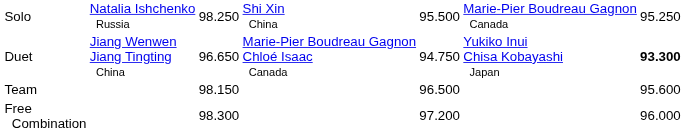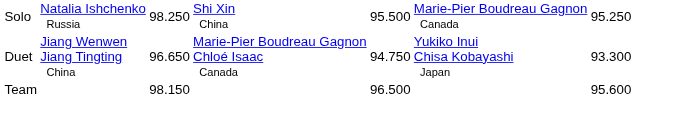(660, 57) bold -> (611, 57) normal
- row: (45, 116)
